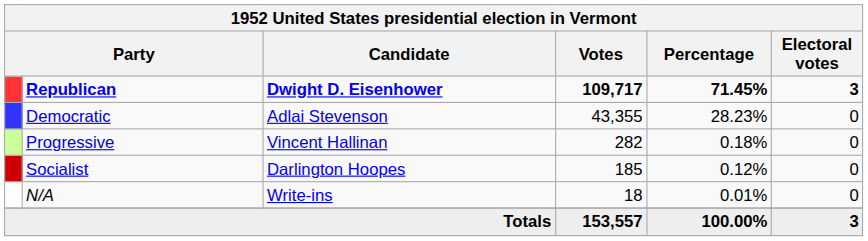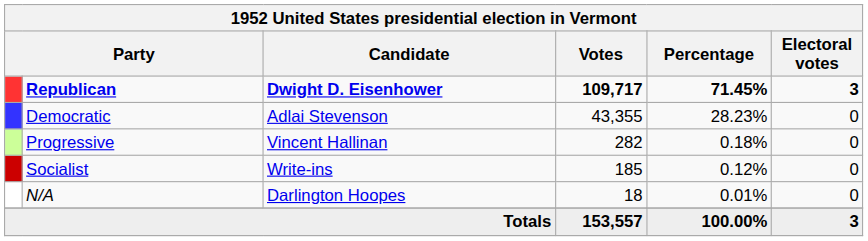(336, 169) Darlington Hoopes -> (300, 169) Write-ins
(300, 195) Write-ins -> (336, 195) Darlington Hoopes
